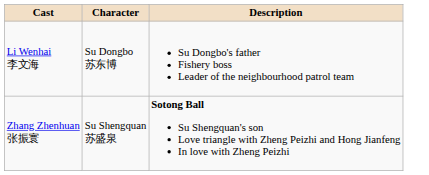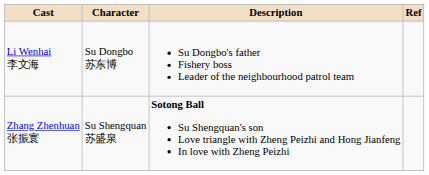+ column: (413, 13)
